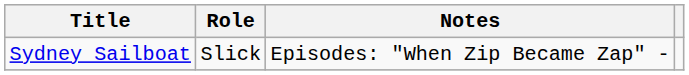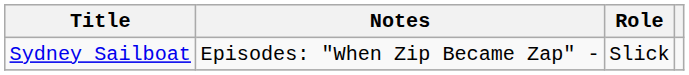columns swapped: (231, 21) <-> (470, 21)
